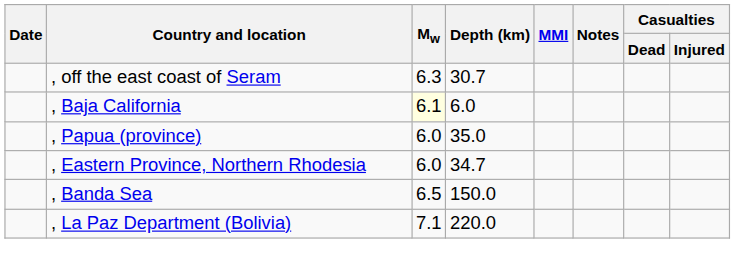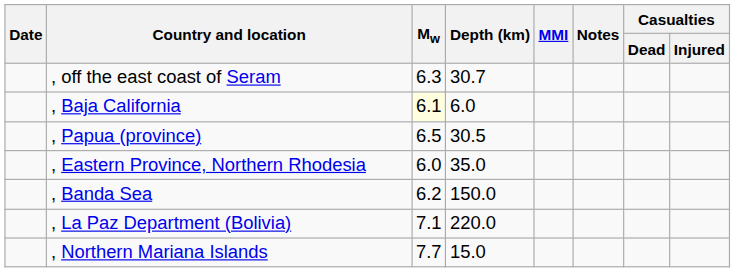(429, 135) 6.0 -> (429, 135) 6.5
(468, 135) 35.0 -> (468, 135) 30.5
(468, 164) 34.7 -> (468, 164) 35.0
(429, 194) 6.5 -> (429, 194) 6.2
+ row: (159, 252)
